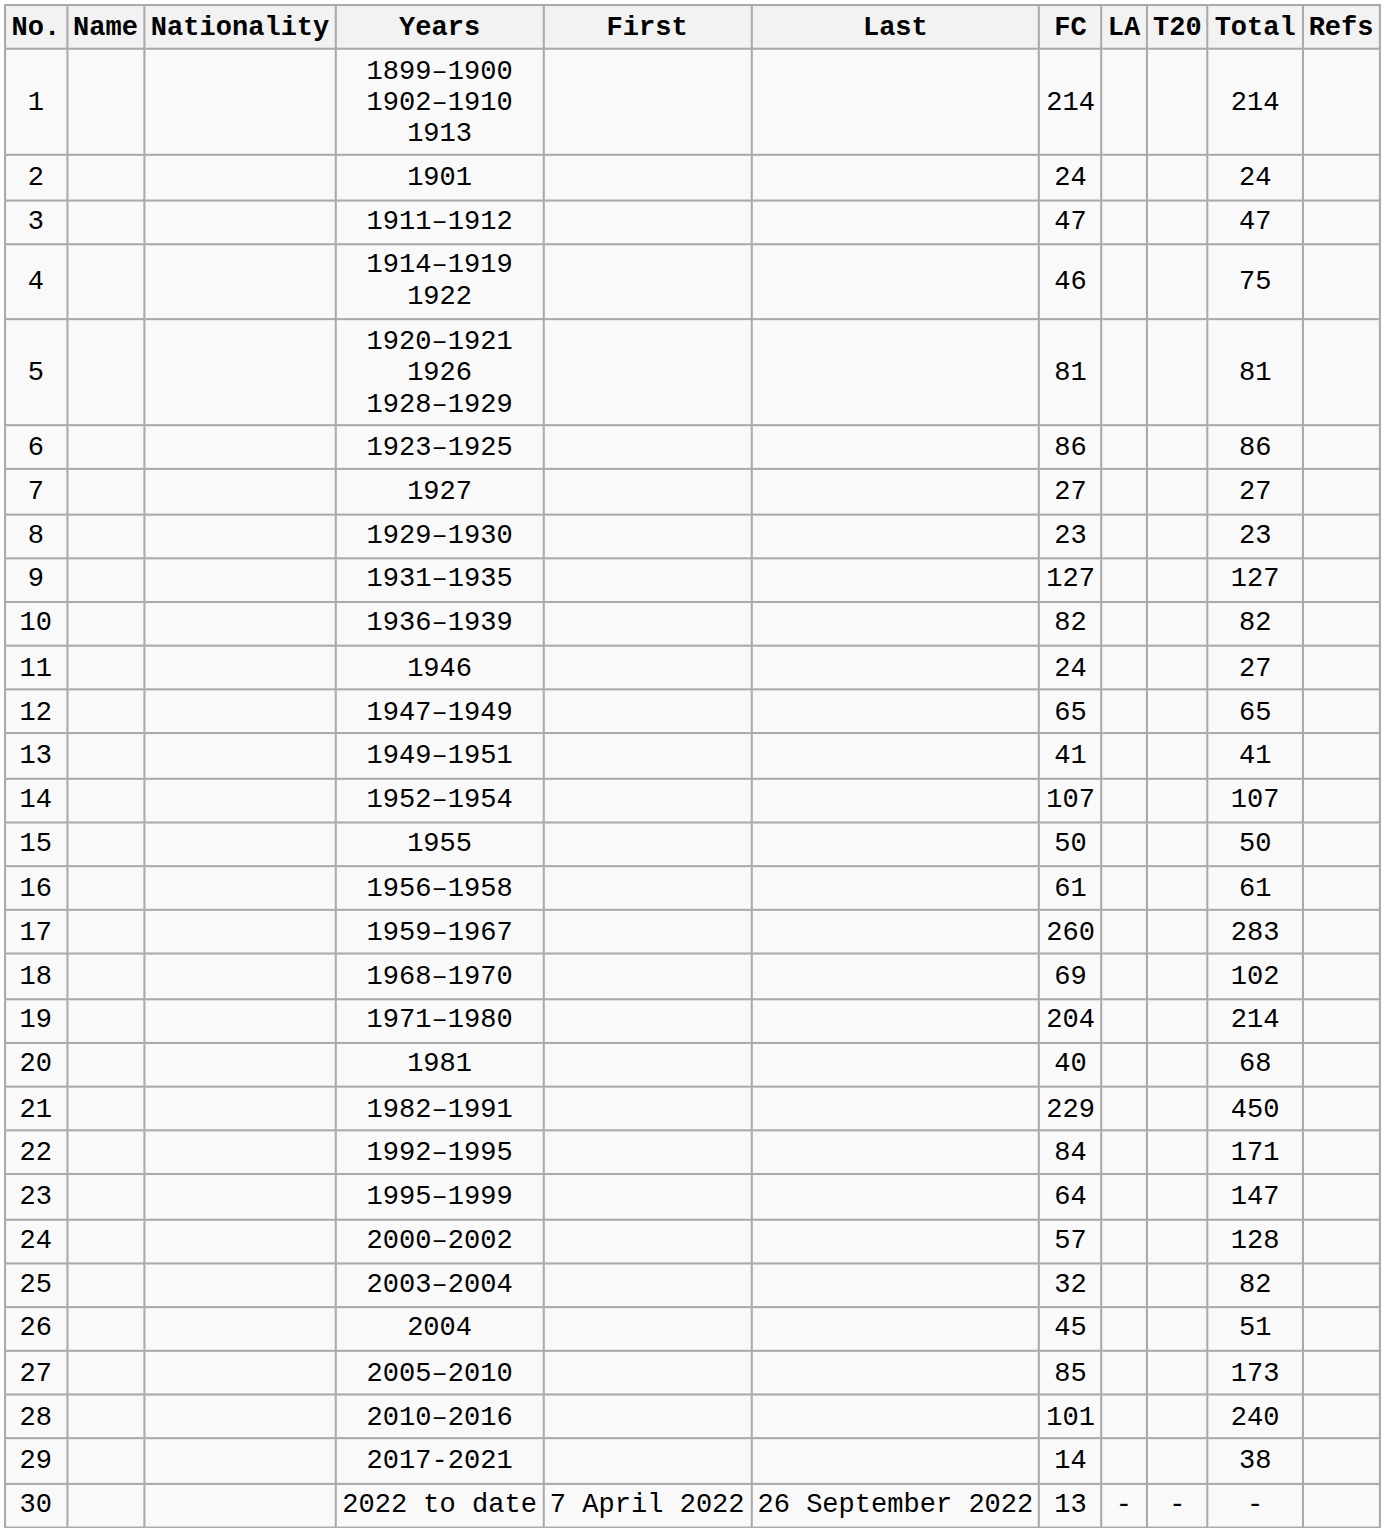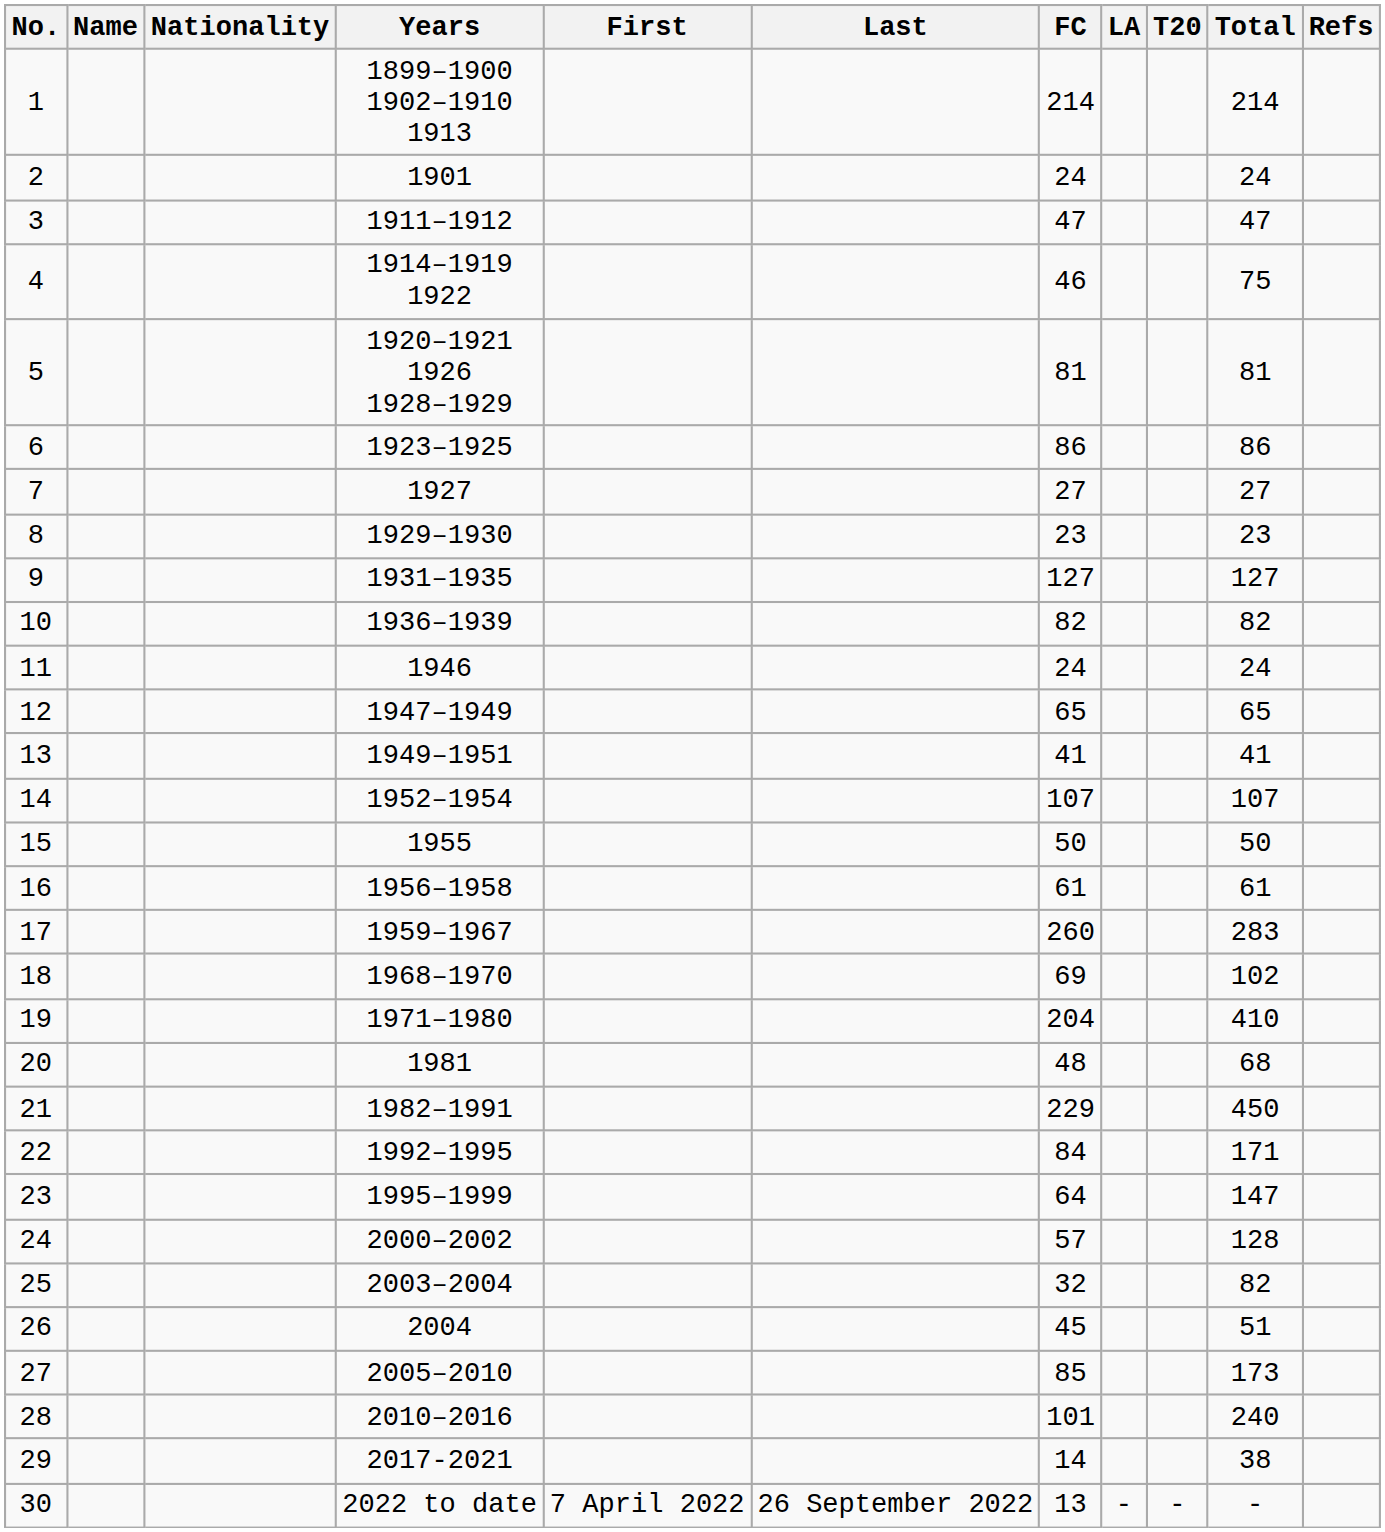(1255, 668) 27 -> (1255, 668) 24
(1255, 1020) 214 -> (1255, 1020) 410
(1071, 1064) 40 -> (1071, 1064) 48
